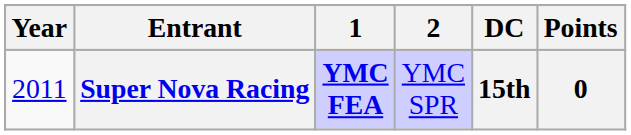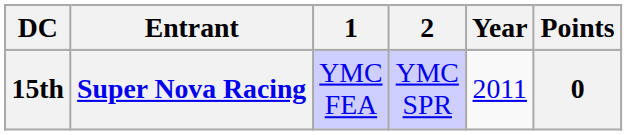columns swapped: (39, 26) <-> (504, 26)
(356, 89) bold -> (351, 89) normal
